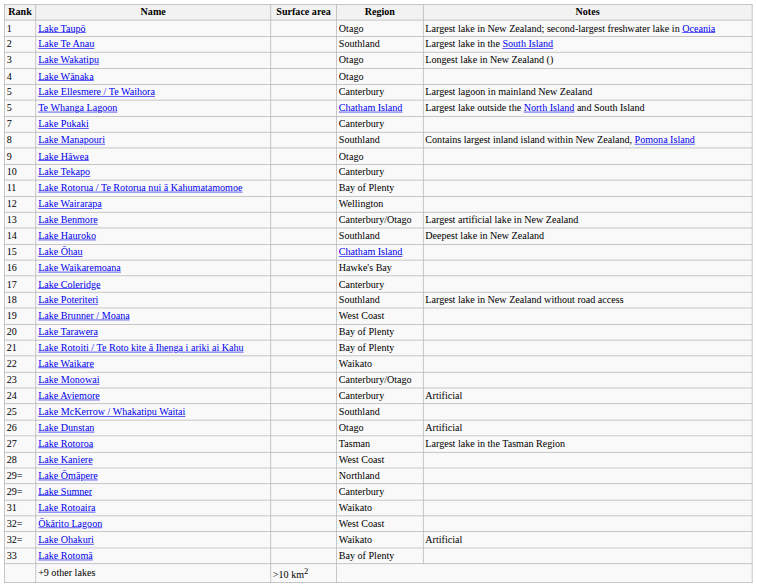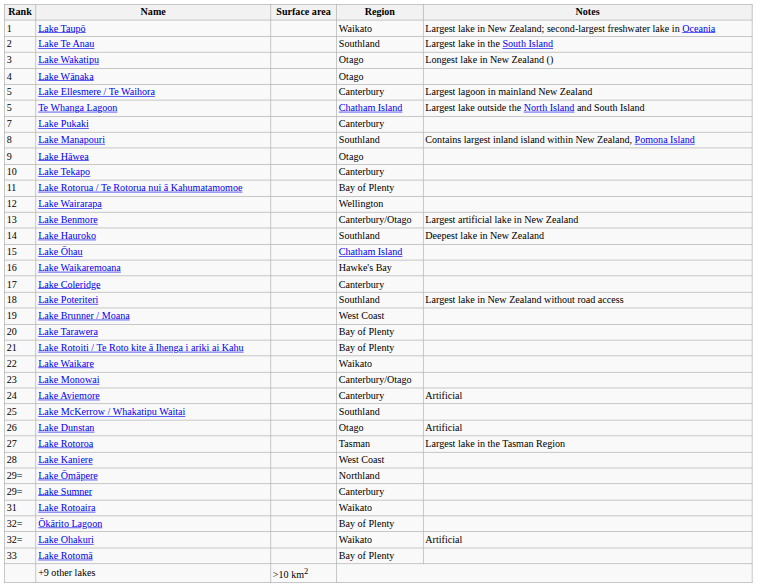(351, 28) Otago -> (355, 28) Waikato
(362, 524) West Coast -> (367, 524) Bay of Plenty
